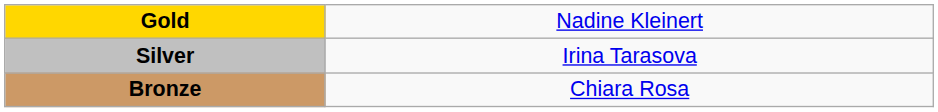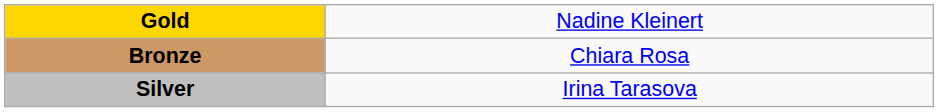rows swapped: (165, 55) <-> (165, 89)
